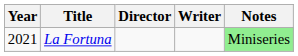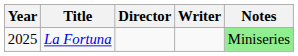(23, 39) 2021 -> (23, 39) 2025
